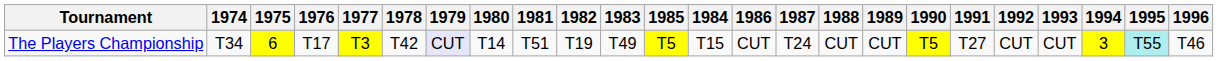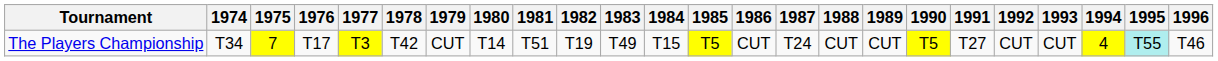columns swapped: (710, 18) <-> (666, 18)
(273, 43) 6 -> (273, 43) 7
(448, 43) lavender background -> (448, 43) no background
(1103, 43) 3 -> (1103, 43) 4
